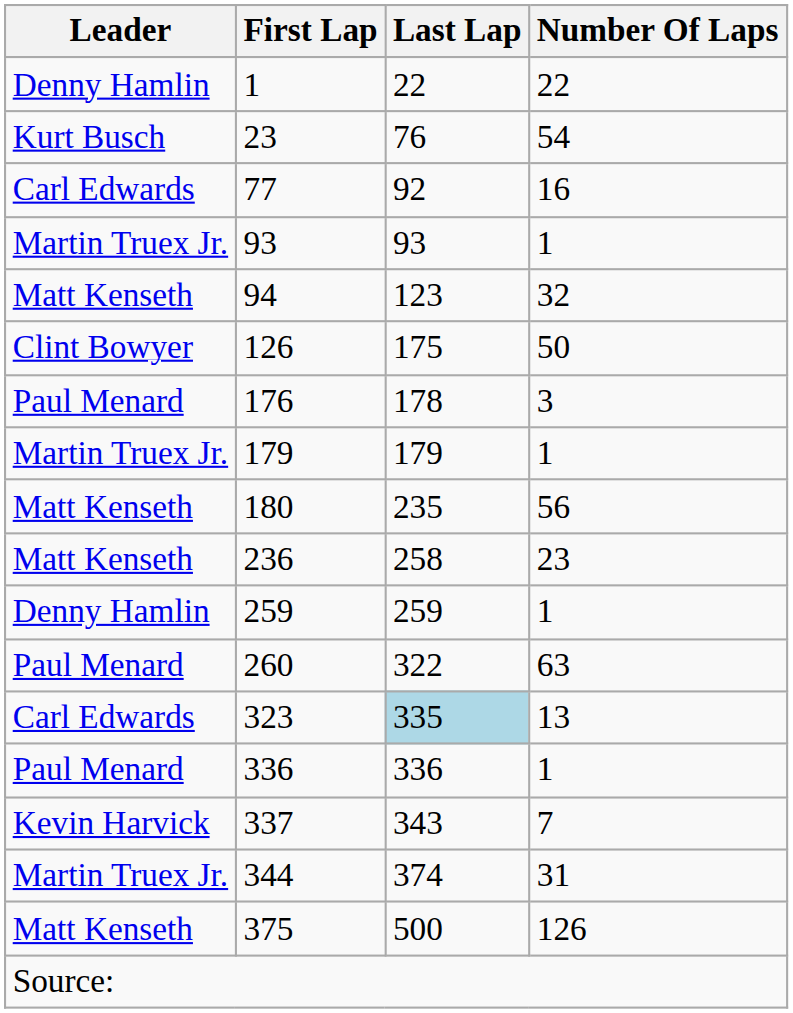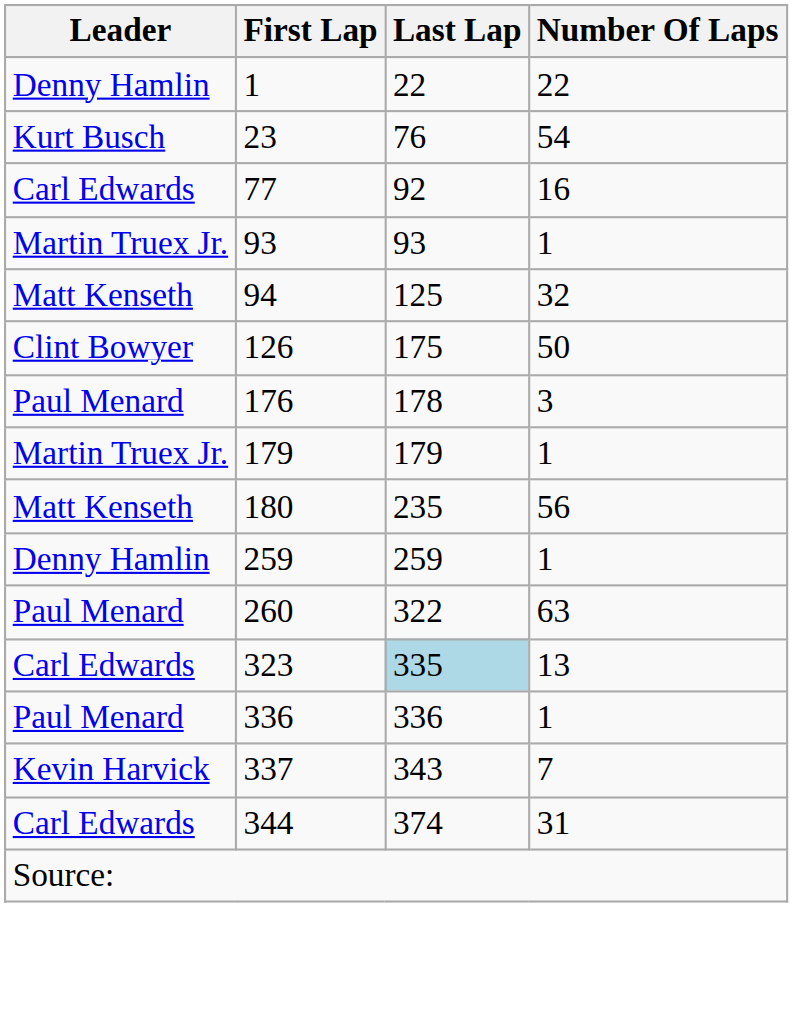(418, 294) 123 -> (418, 294) 125
- row: (268, 558)
(120, 875) Martin Truex Jr. -> (104, 822) Carl Edwards
- row: (268, 928)
